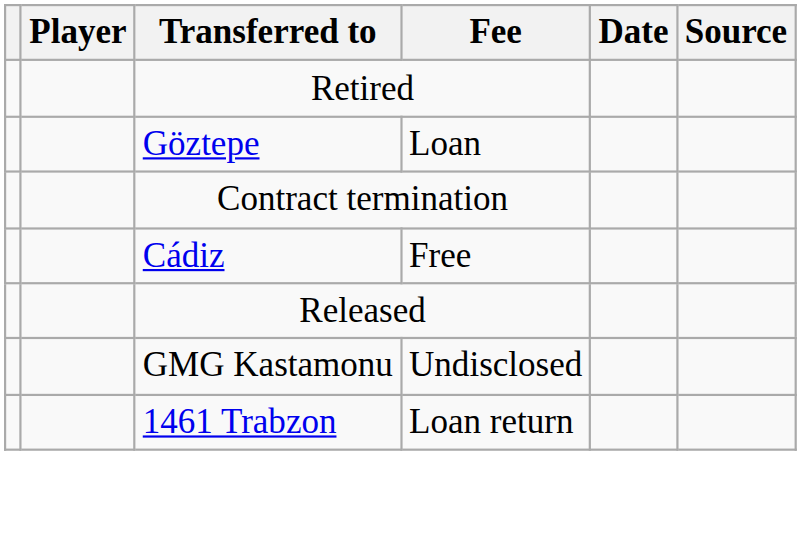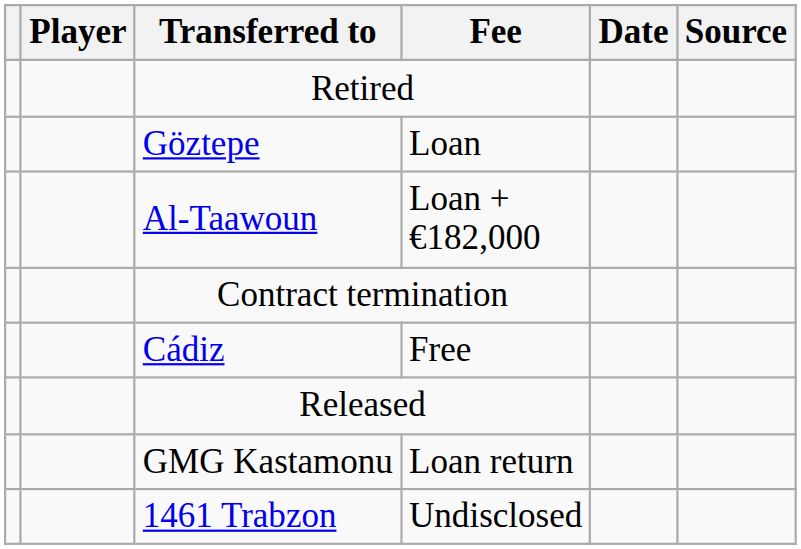+ row: (230, 218)
(496, 365) Undisclosed -> (491, 460) Loan return
(491, 421) Loan return -> (496, 516) Undisclosed
